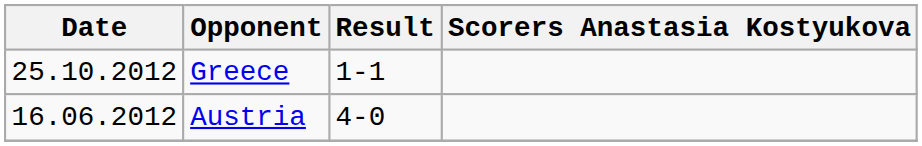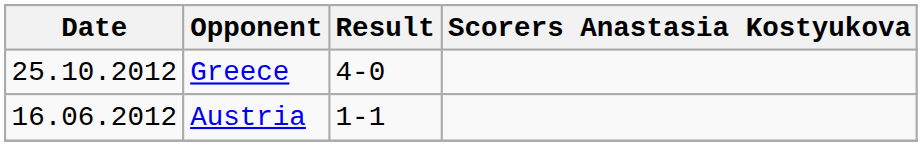(360, 72) 1-1 -> (360, 72) 4-0
(360, 117) 4-0 -> (360, 117) 1-1
